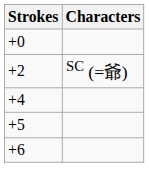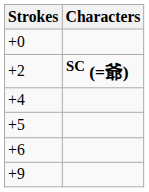(97, 70) normal -> (97, 70) bold
+ row: (16, 174)
